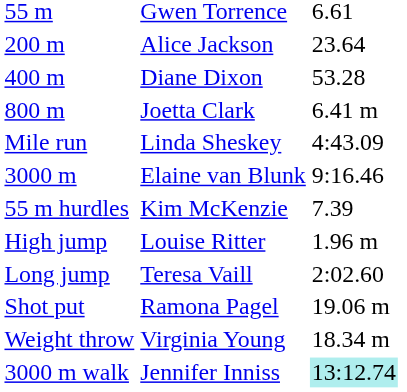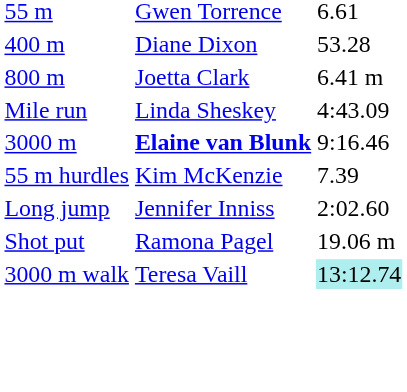- row: (35, 44)
(223, 175) normal -> (223, 142) bold
- row: (56, 241)
(196, 273) Teresa Vaill -> (205, 208) Jennifer Inniss
- row: (69, 339)
(210, 372) Jennifer Inniss -> (191, 273) Teresa Vaill
